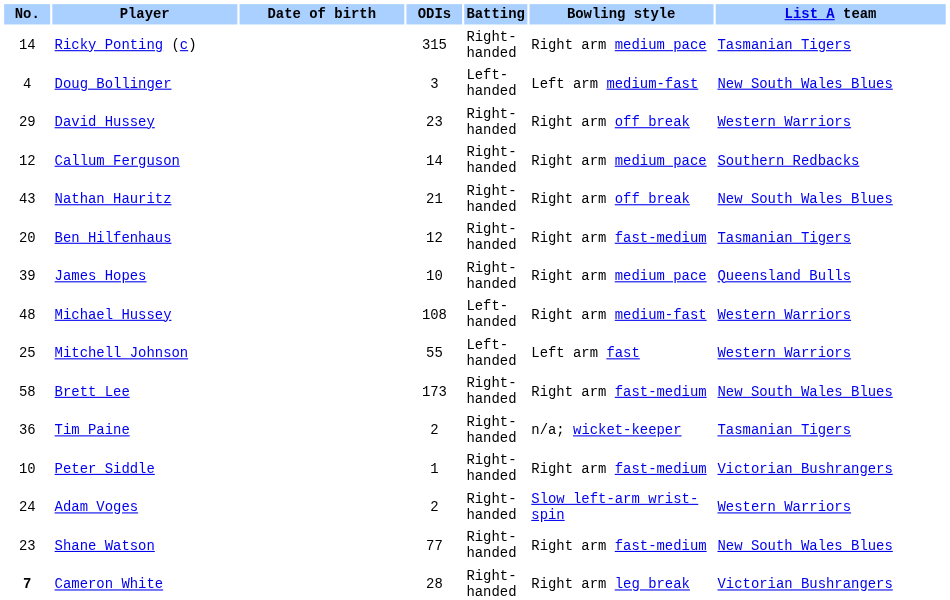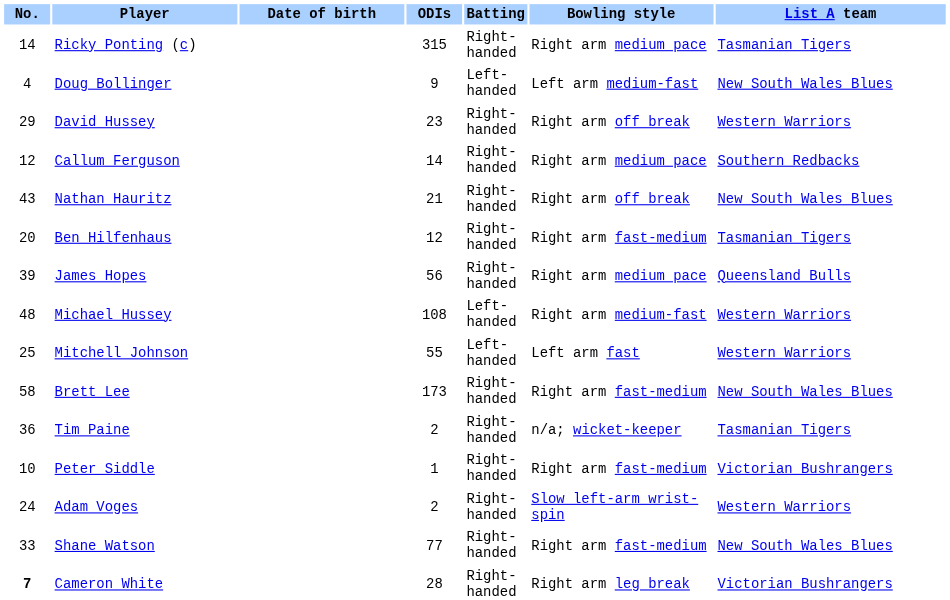(434, 83) 3 -> (434, 83) 9
(434, 276) 10 -> (434, 276) 56
(27, 546) 23 -> (27, 546) 33
